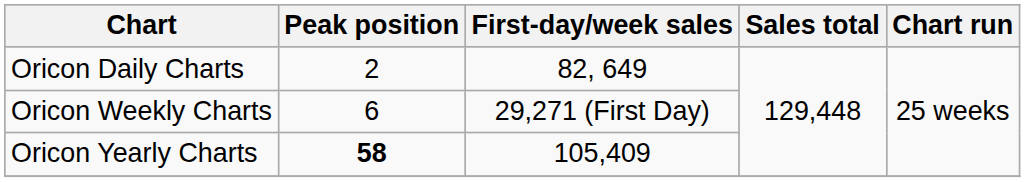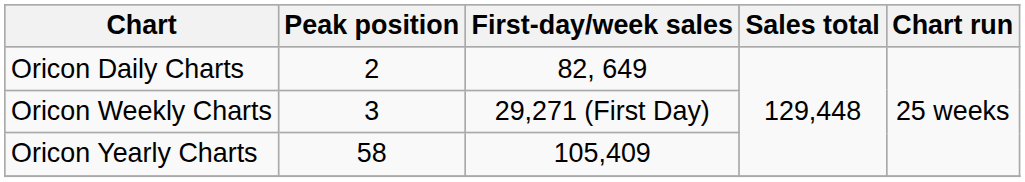(372, 111) 6 -> (372, 111) 3
(372, 153) bold -> (372, 153) normal
